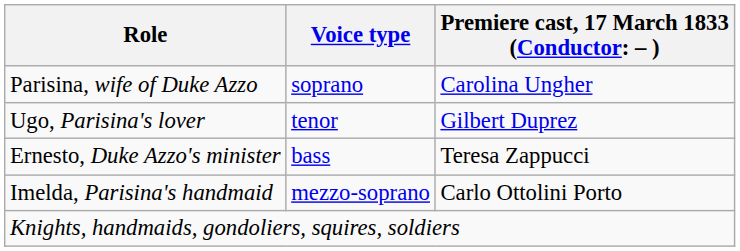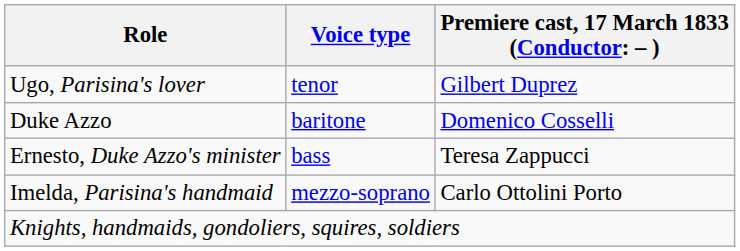- row: (134, 84)
+ row: (61, 120)
